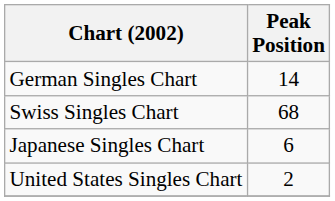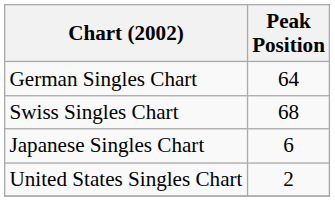(289, 78) 14 -> (289, 78) 64
